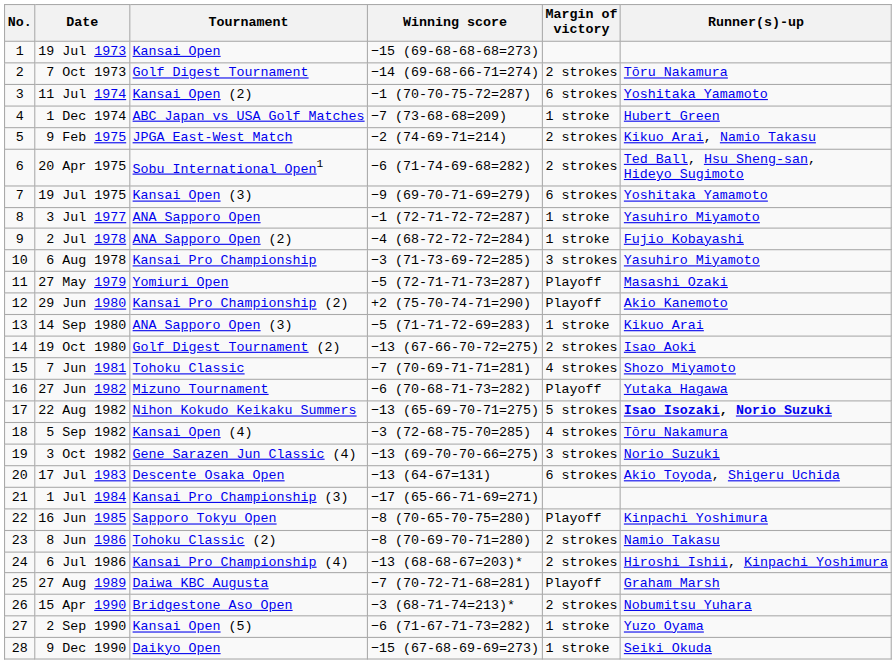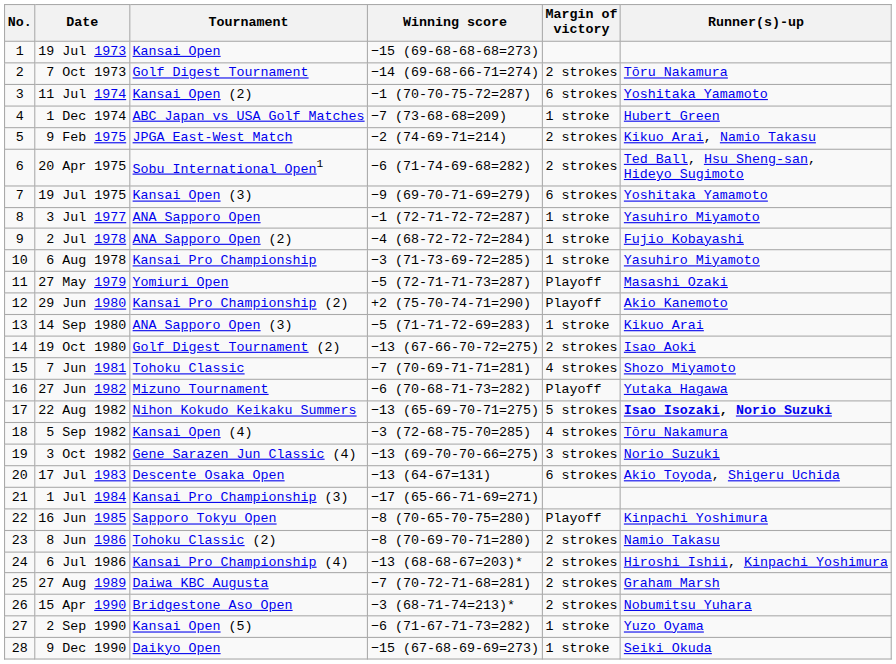(581, 261) 3 strokes -> (577, 261) 1 stroke
(573, 584) Playoff -> (581, 584) 2 strokes
